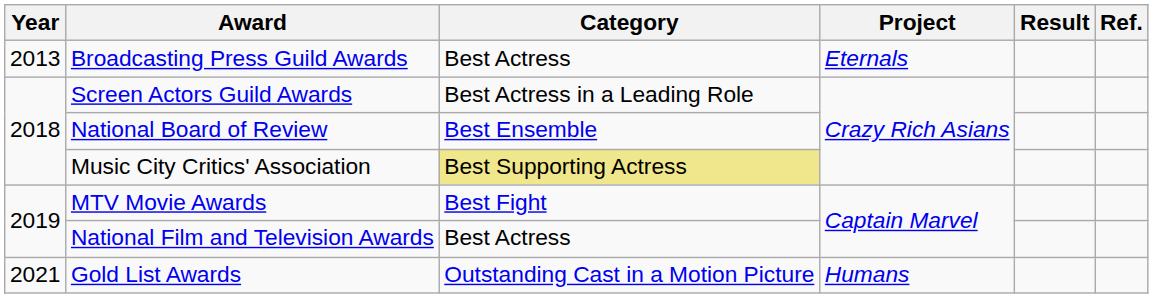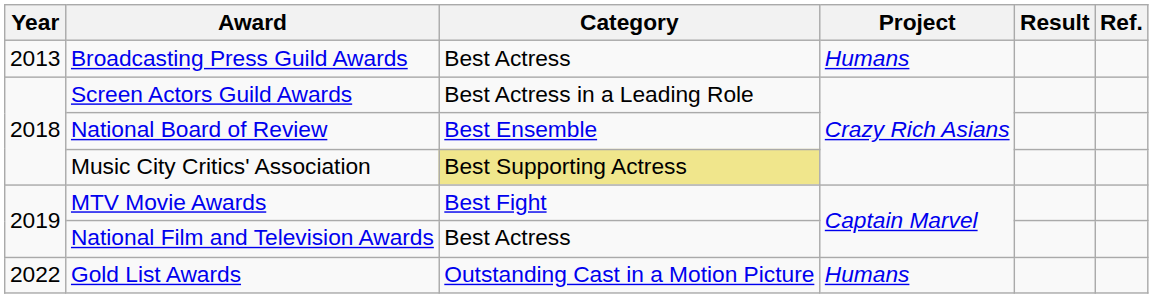(866, 58) Eternals -> (867, 58) Humans
(35, 274) 2021 -> (35, 274) 2022
